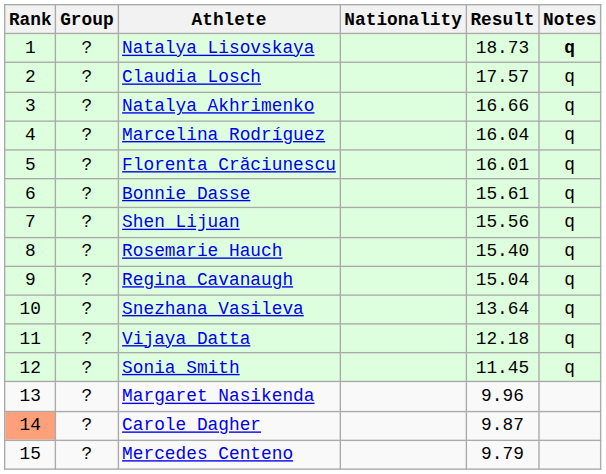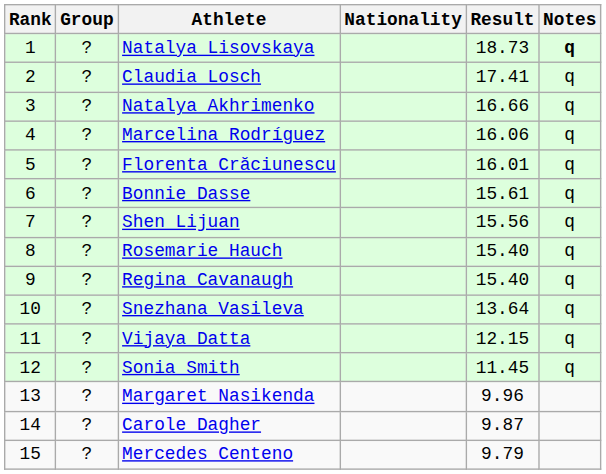(502, 77) 17.57 -> (502, 77) 17.41
(502, 135) 16.04 -> (502, 135) 16.06
(502, 280) 15.04 -> (502, 280) 15.40
(502, 338) 12.18 -> (502, 338) 12.15
(30, 426) lightsalmon background -> (30, 426) no background
